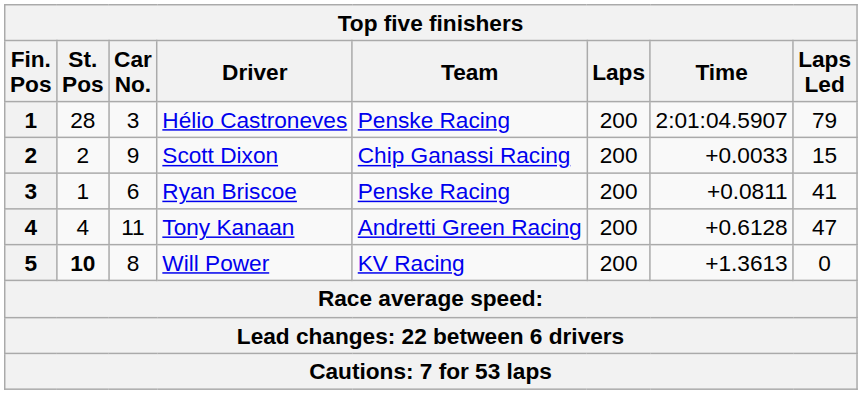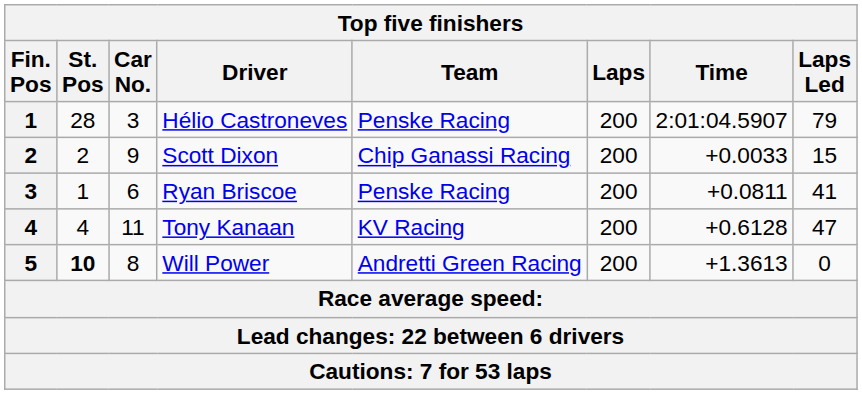(470, 227) Andretti Green Racing -> (411, 227) KV Racing
(411, 263) KV Racing -> (470, 263) Andretti Green Racing
